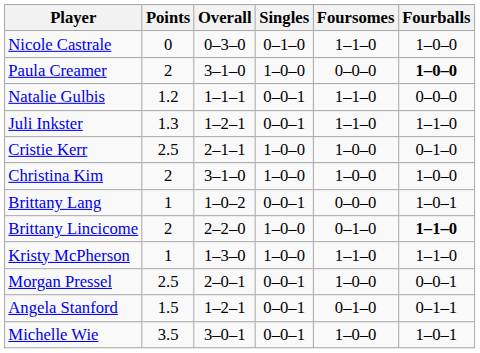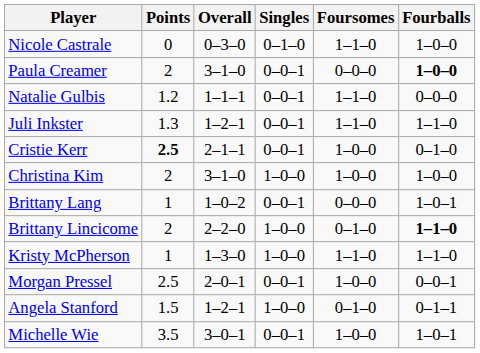(284, 70) 1–0–0 -> (284, 70) 0–0–1
(168, 149) normal -> (168, 149) bold
(284, 149) 1–0–0 -> (284, 149) 0–0–1
(284, 307) 0–0–1 -> (284, 307) 1–0–0
